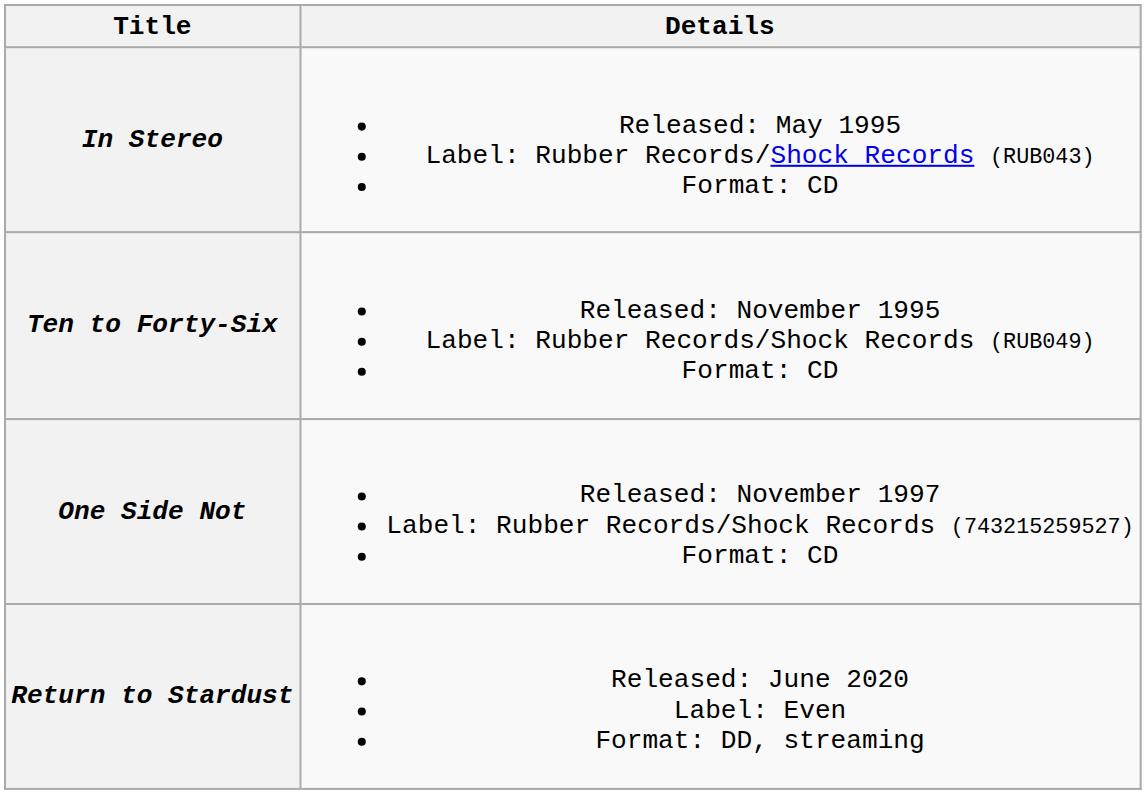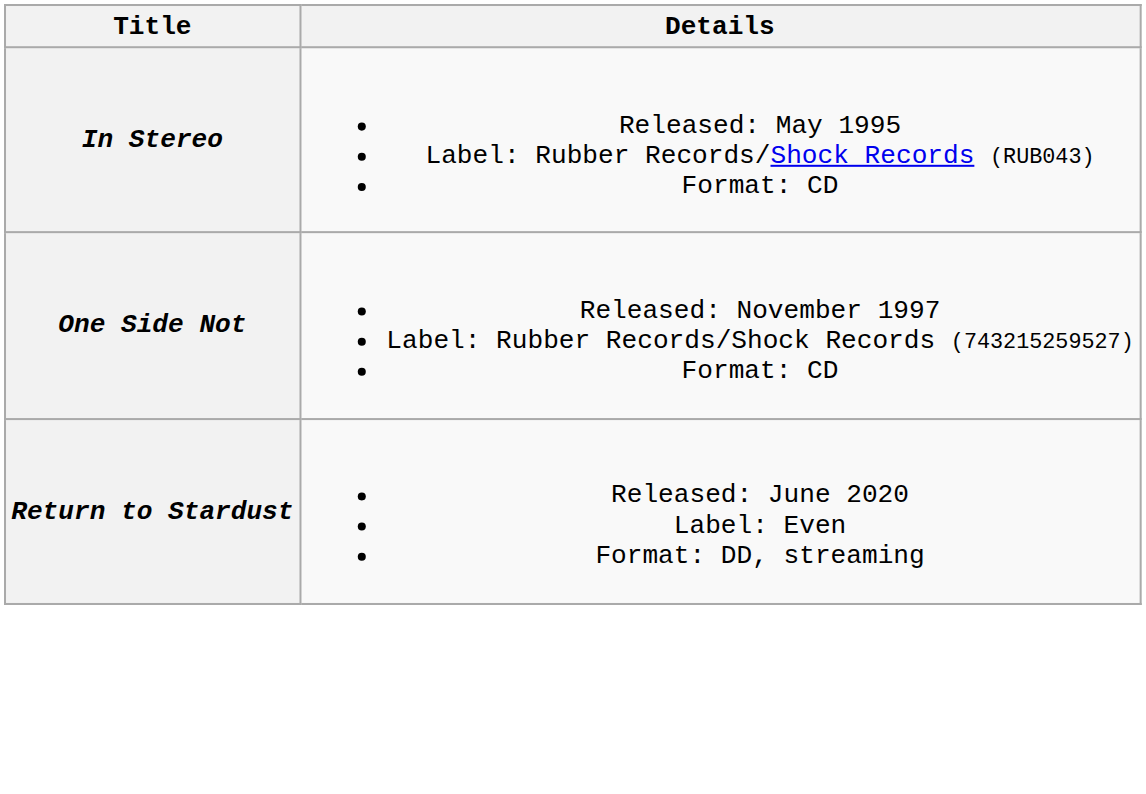- row: (152, 326)
